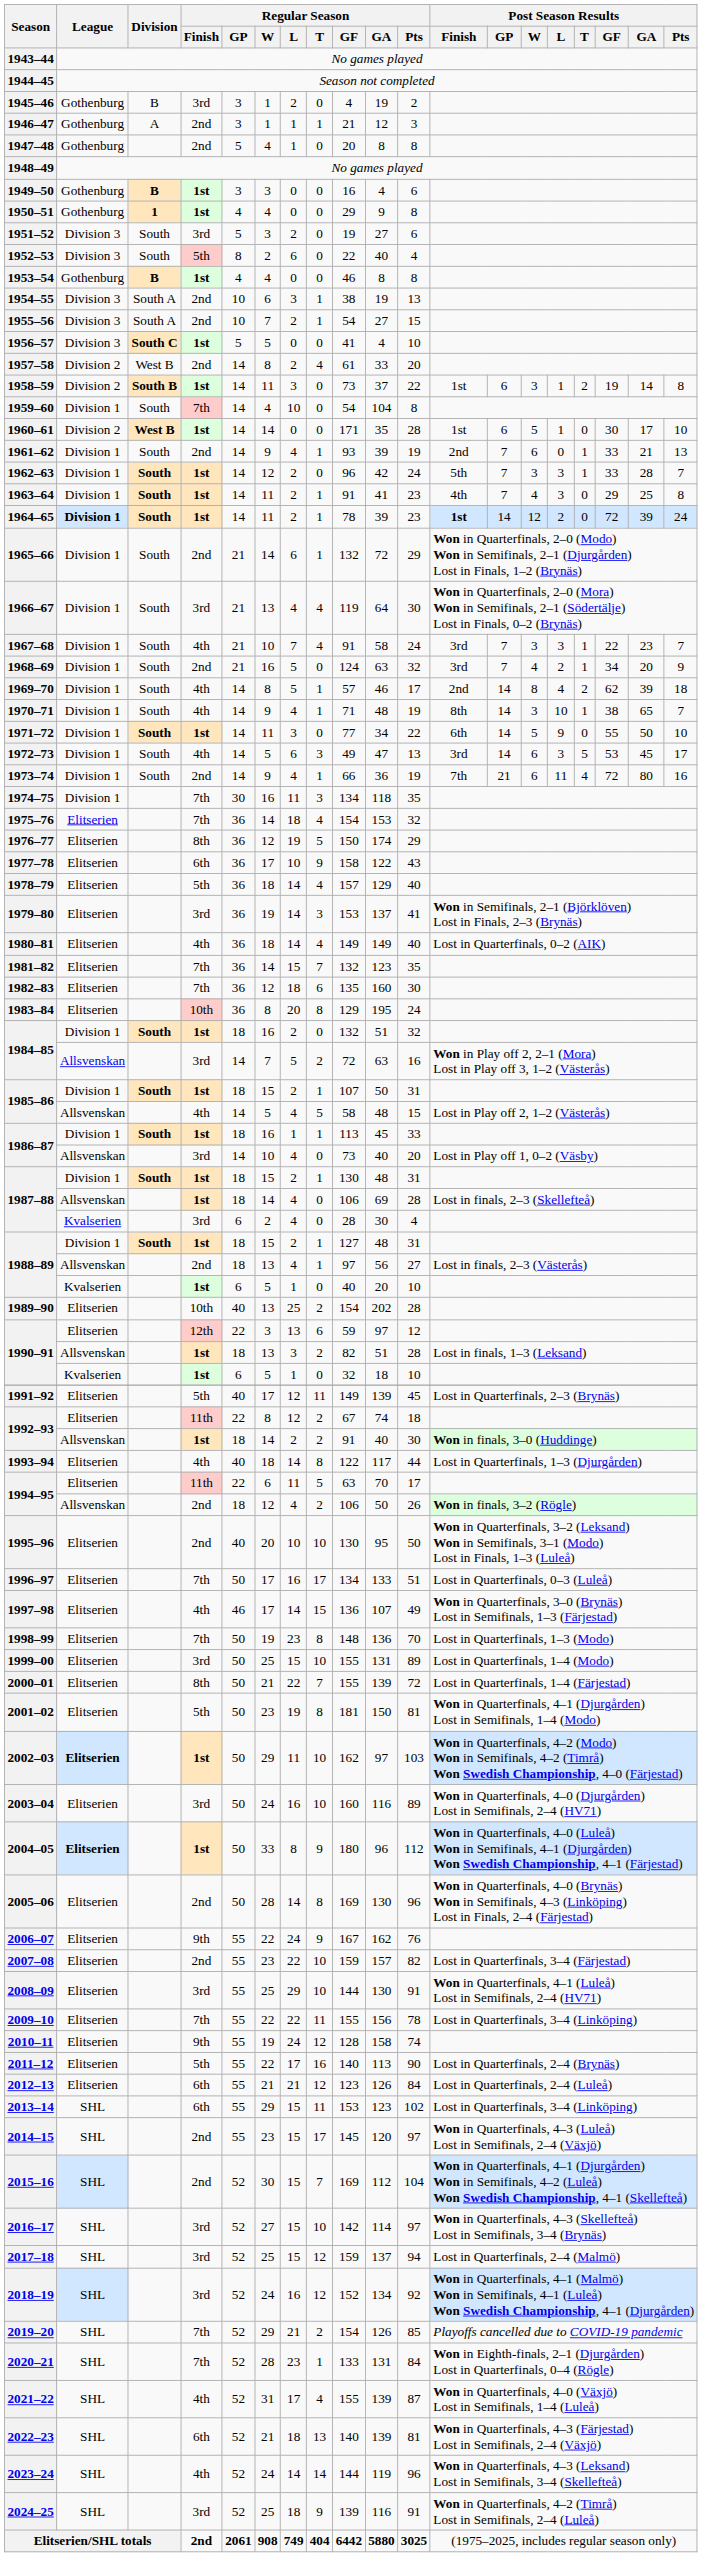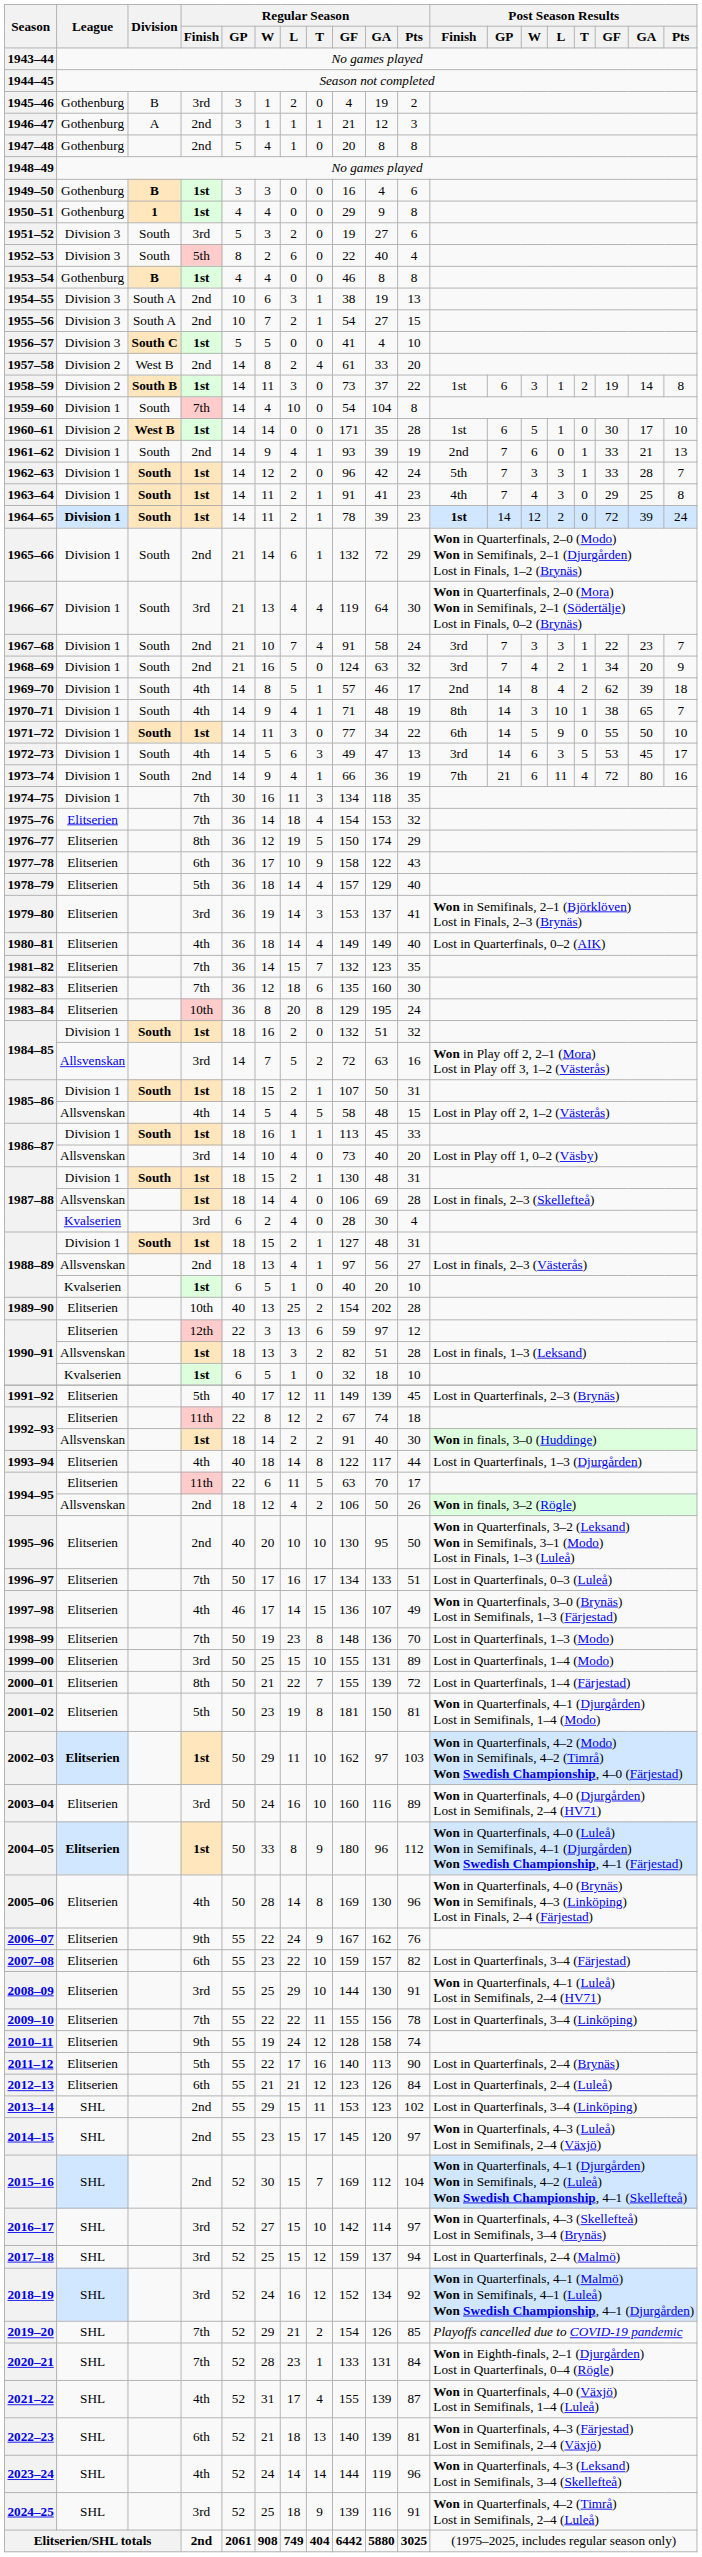(201, 645) 4th -> (201, 645) 2nd
(201, 1901) 2nd -> (201, 1901) 4th
(201, 1960) 2nd -> (201, 1960) 6th
(201, 2107) 6th -> (201, 2107) 2nd
